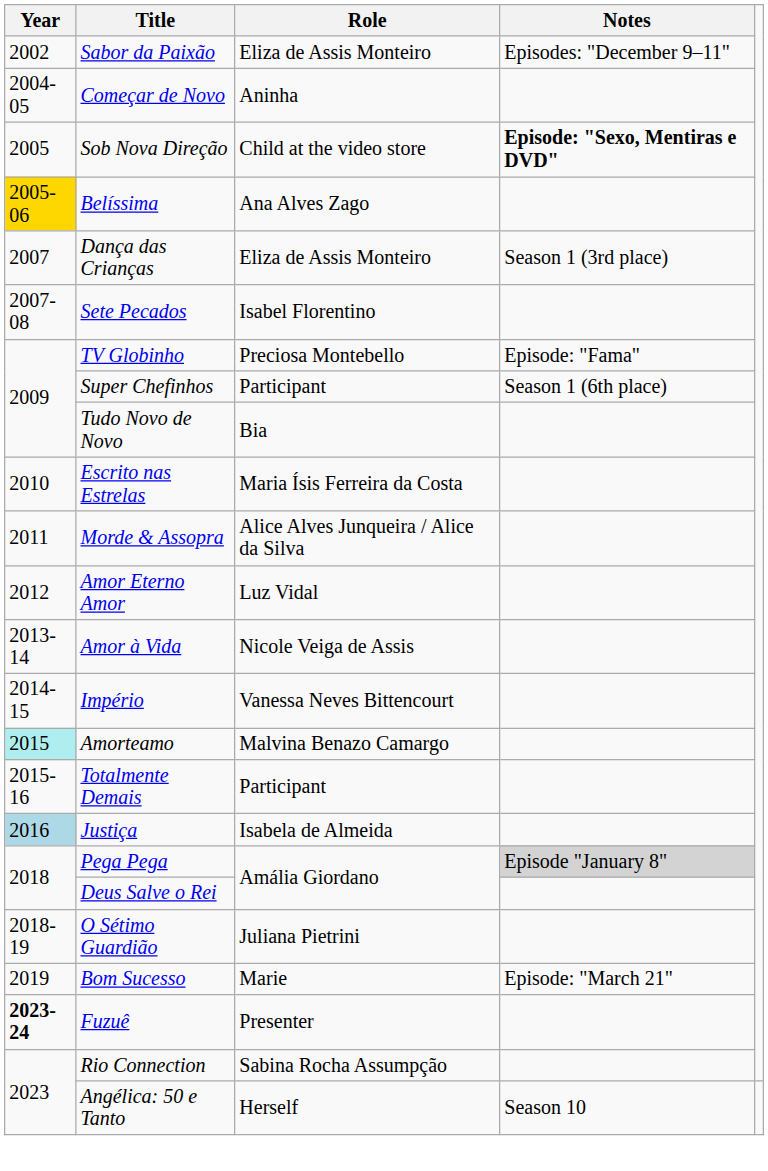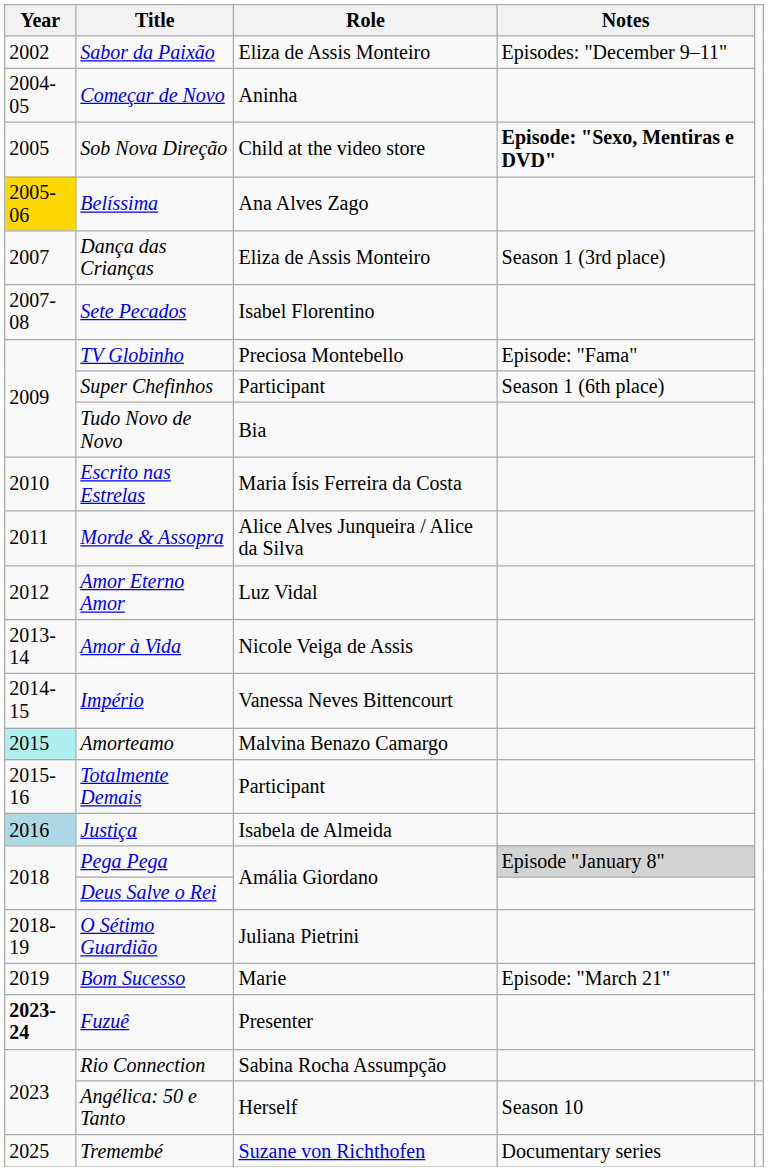+ row: (122, 1150)
